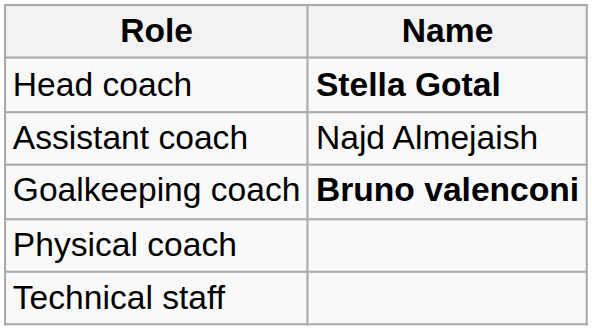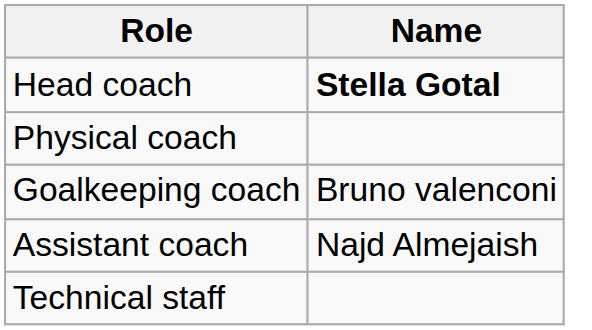rows swapped: (130, 137) <-> (125, 244)
(448, 191) bold -> (436, 191) normal
